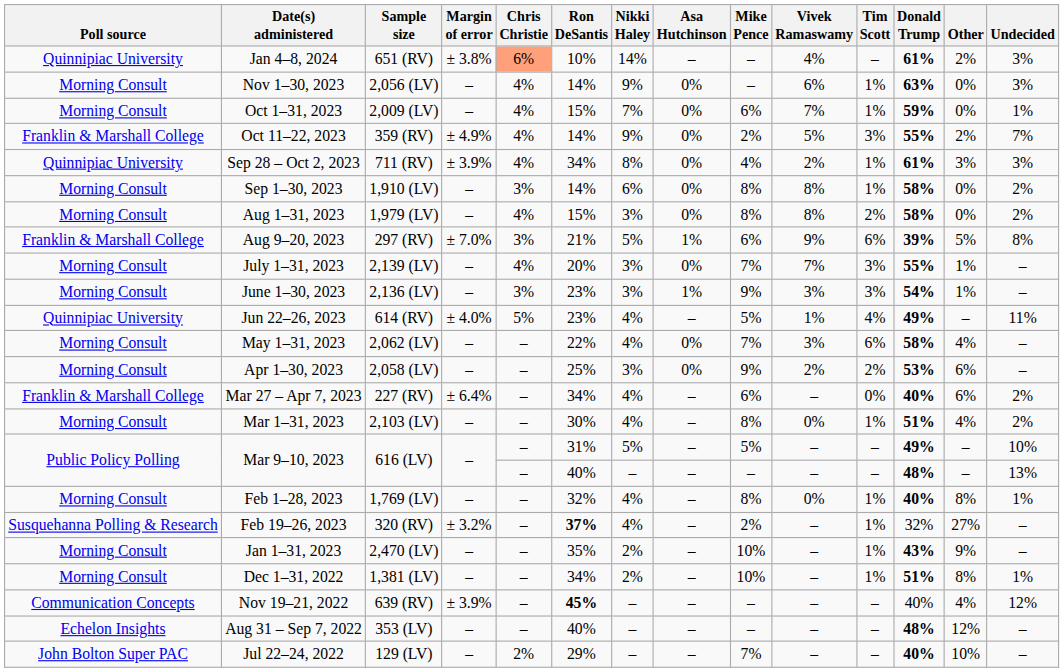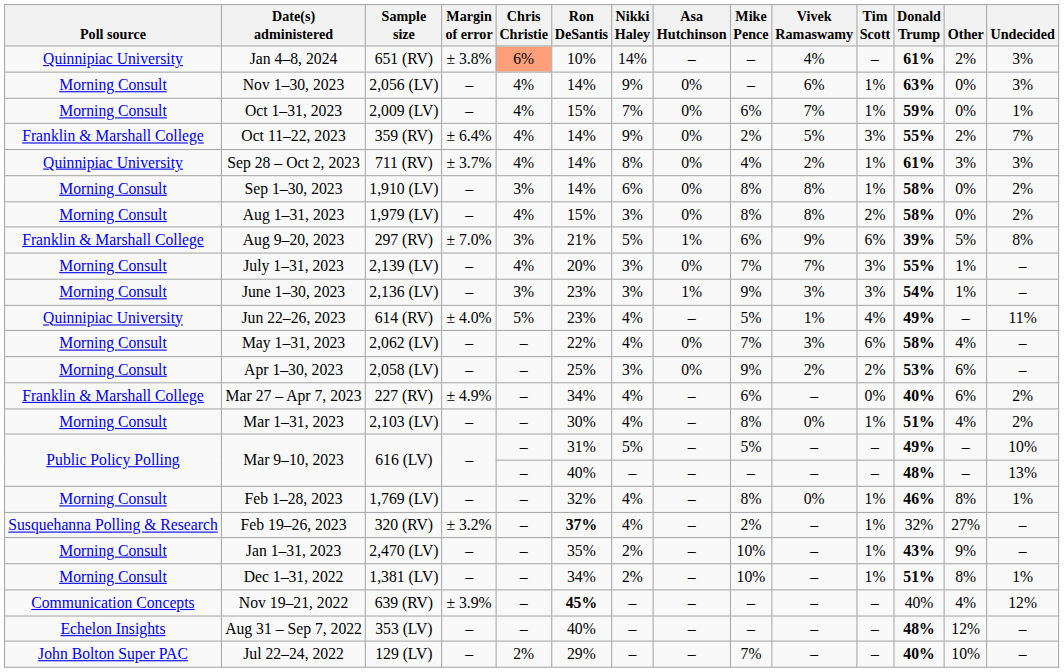(469, 137) ± 4.9% -> (469, 137) ± 6.4%
(469, 162) ± 3.9% -> (469, 162) ± 3.7%
(581, 162) 34% -> (581, 162) 14%
(469, 395) ± 6.4% -> (469, 395) ± 4.9%
(919, 499) 40% -> (919, 499) 46%
